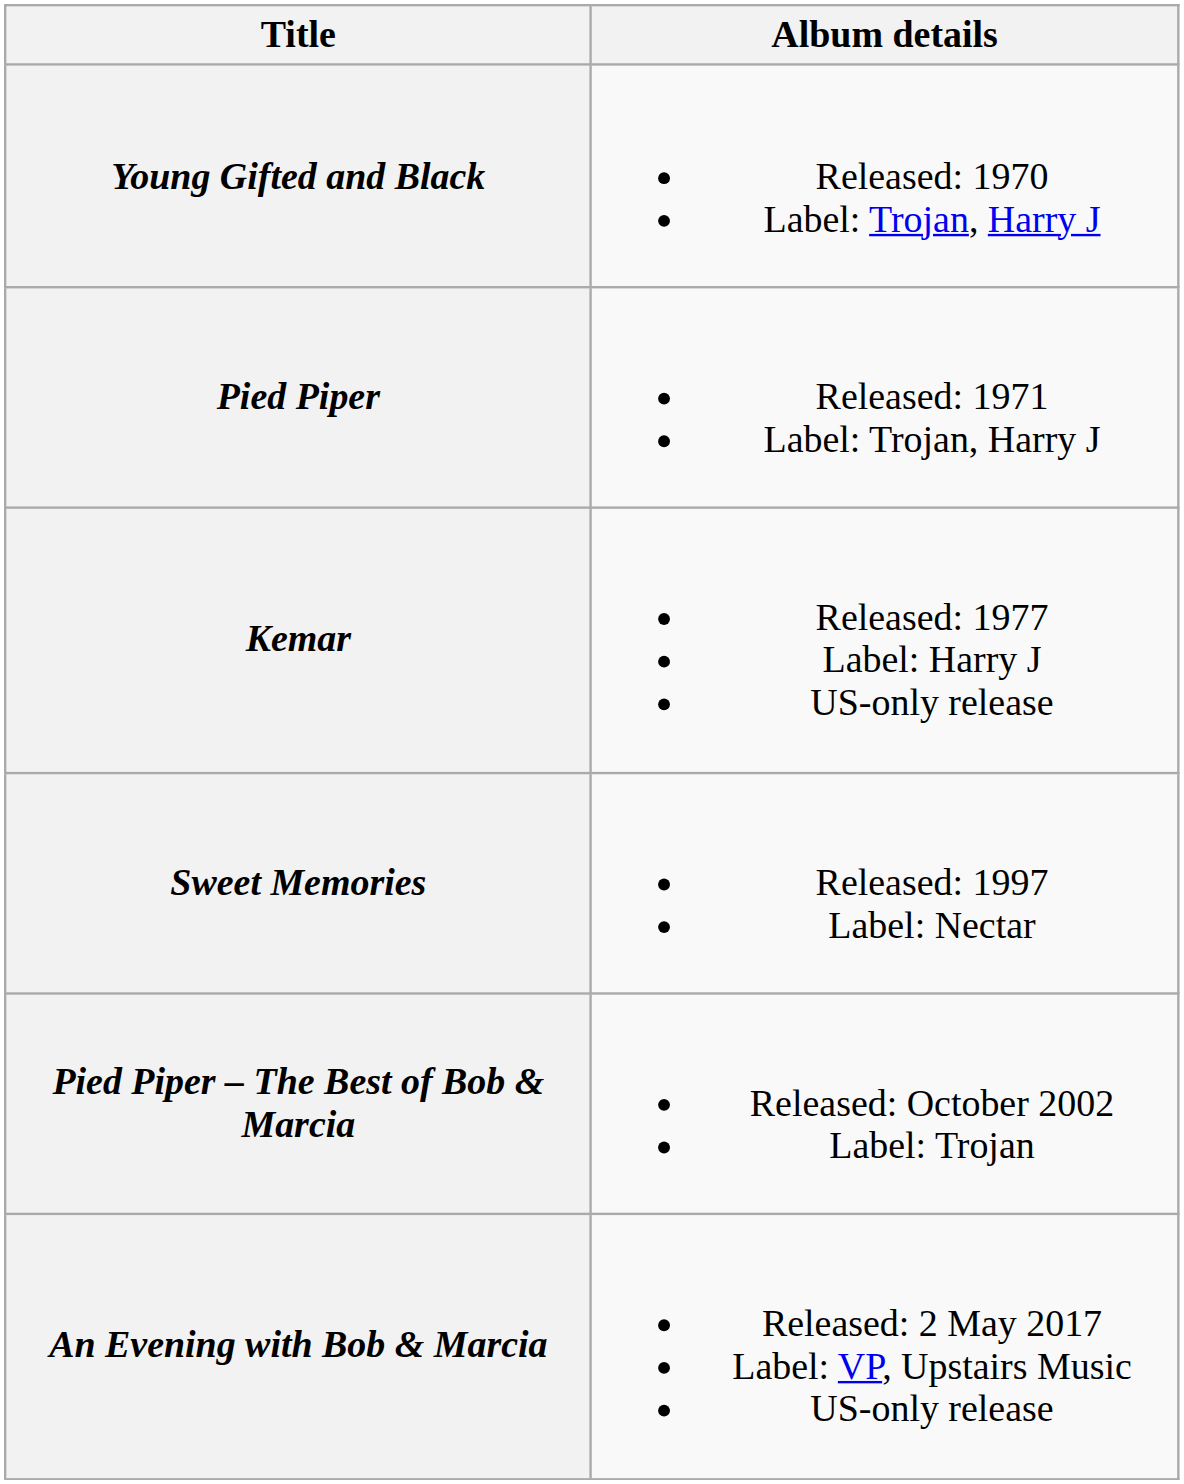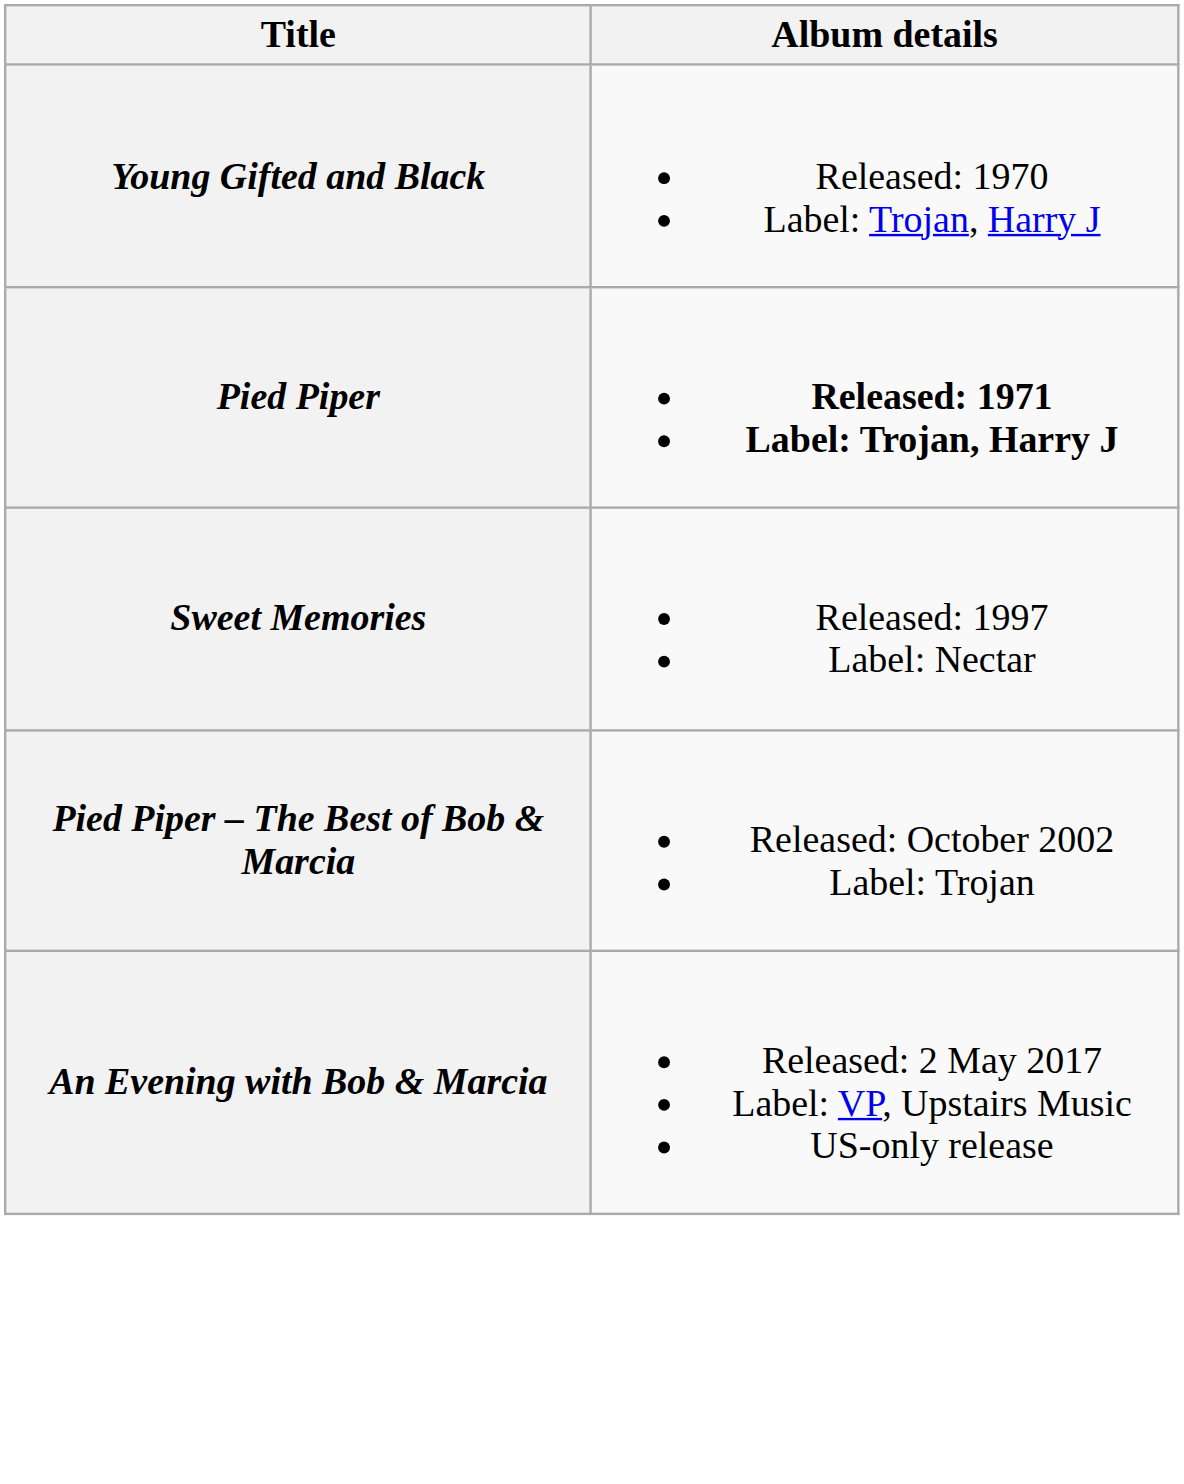(885, 419) normal -> (885, 419) bold
- row: (298, 639)
